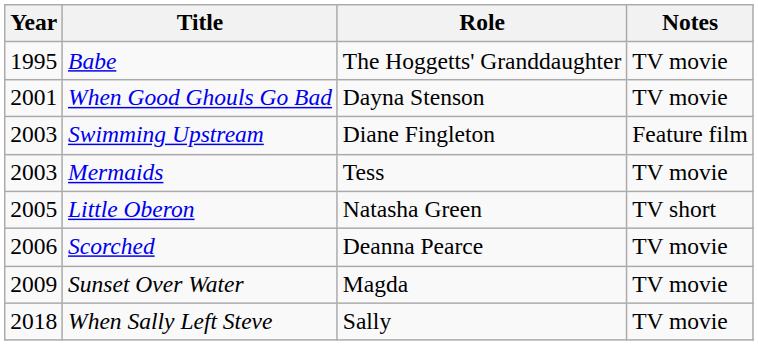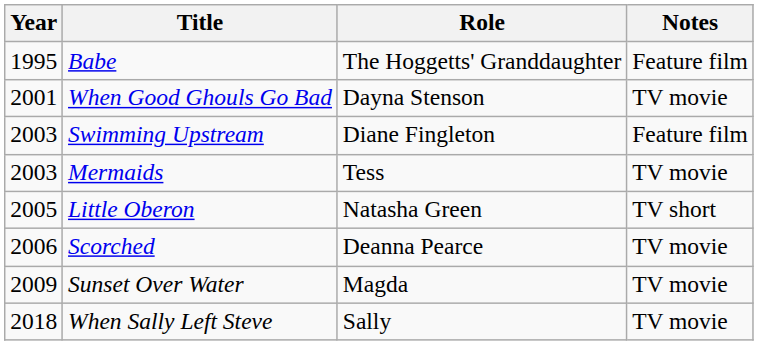(680, 60) TV movie -> (690, 60) Feature film
